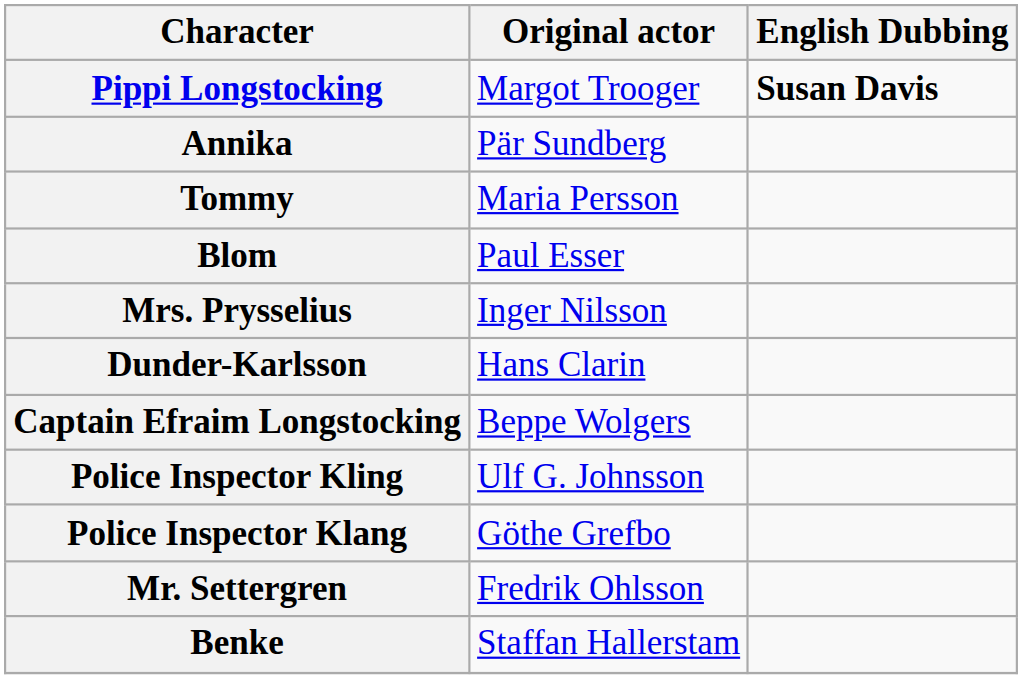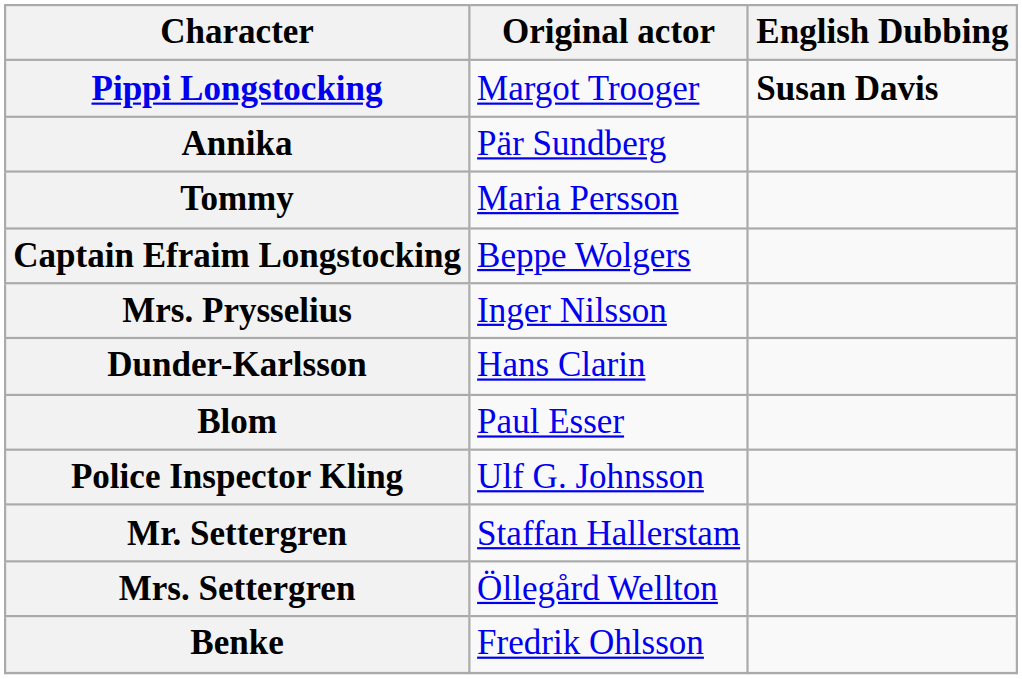rows swapped: (237, 421) <-> (237, 254)
- row: (237, 532)
(591, 587) Fredrik Ohlsson -> (609, 532) Staffan Hallerstam
+ row: (237, 587)
(609, 643) Staffan Hallerstam -> (591, 643) Fredrik Ohlsson
